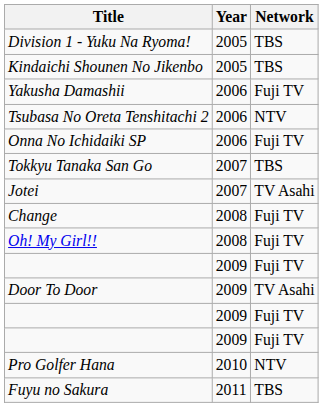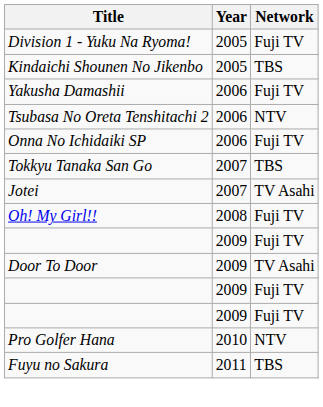(269, 41) TBS -> (279, 41) Fuji TV
- row: (32, 215)
